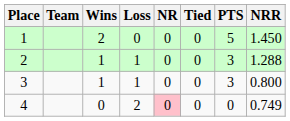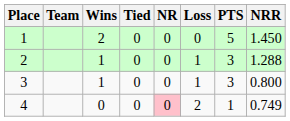columns swapped: (198, 15) <-> (137, 15)
(231, 104) 0 -> (231, 104) 1
